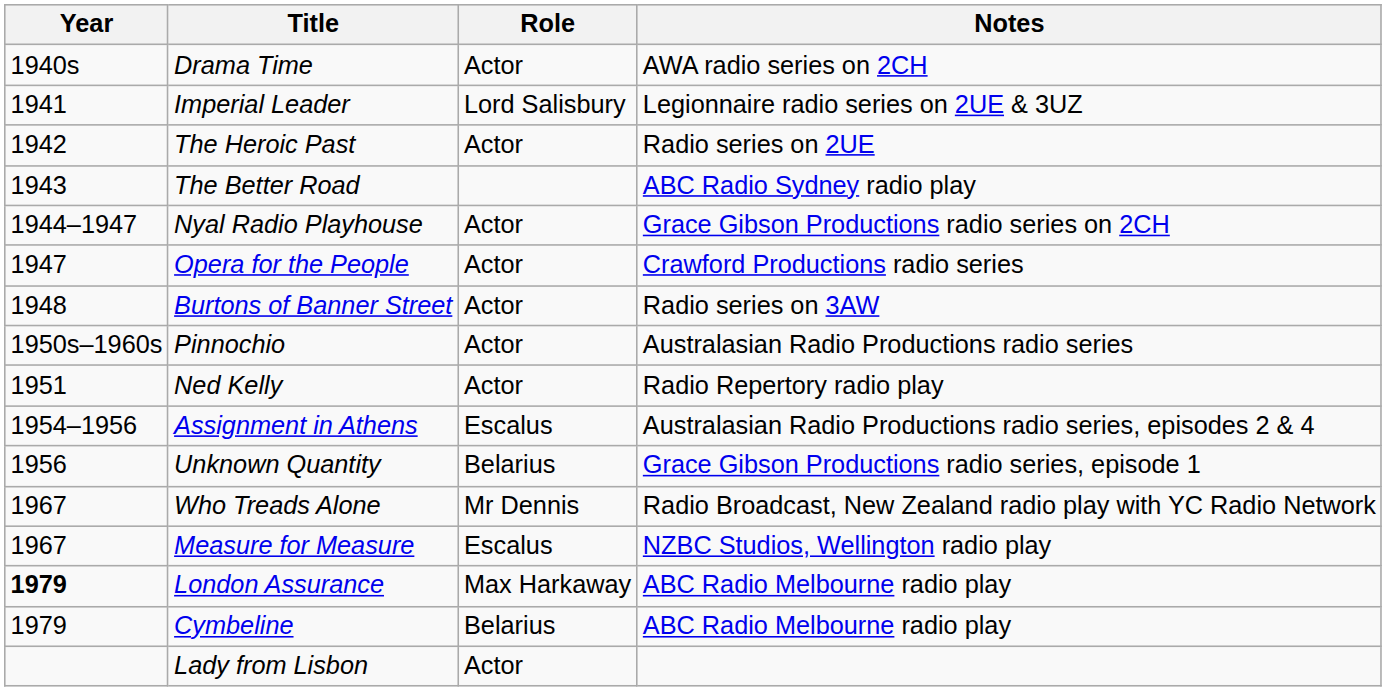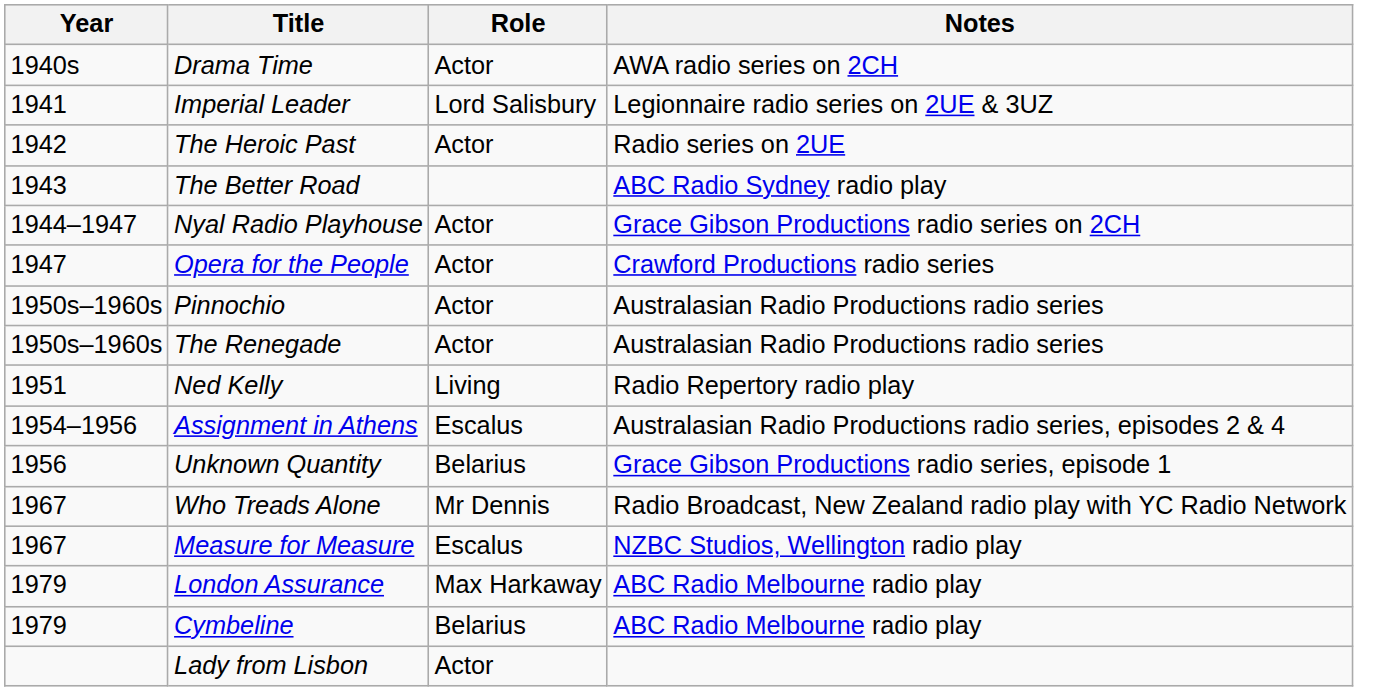- row: (313, 305)
+ row: (258, 345)
(494, 385) Actor -> (468, 385) Living
(39, 585) bold -> (39, 585) normal
